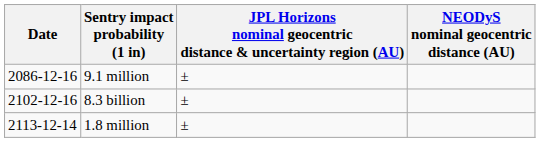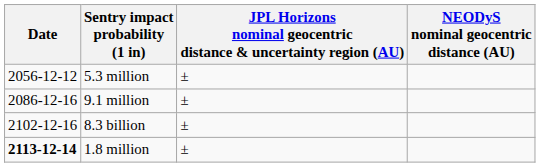+ row: (117, 76)
(42, 125) normal -> (42, 149) bold
